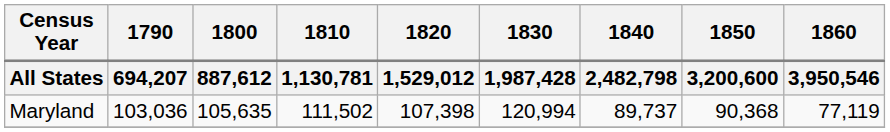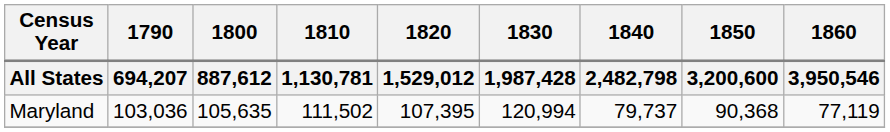(437, 110) 107,398 -> (437, 110) 107,395
(646, 110) 89,737 -> (646, 110) 79,737
